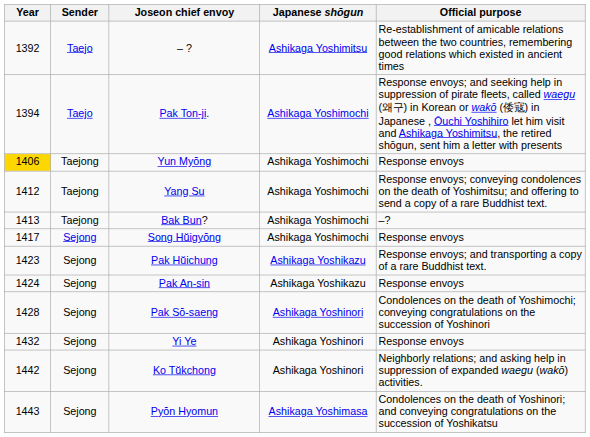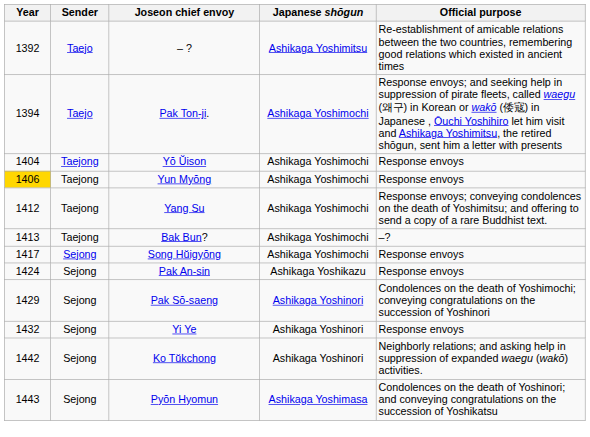+ row: (184, 162)
- row: (184, 260)
(28, 312) 1428 -> (28, 300) 1429
